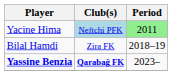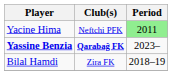(101, 29) lightblue background -> (101, 29) no background
rows swapped: (32, 45) <-> (40, 62)
